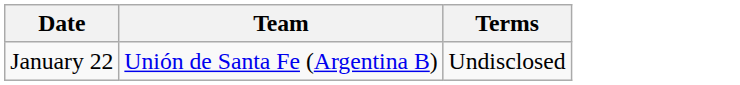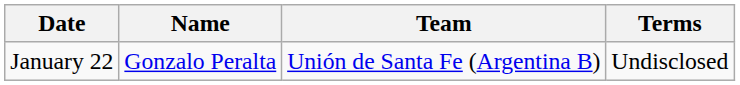+ column: (200, 23)
